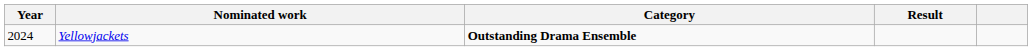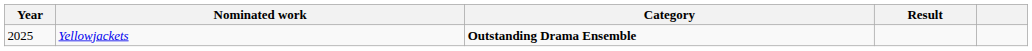(20, 35) 2024 -> (20, 35) 2025
